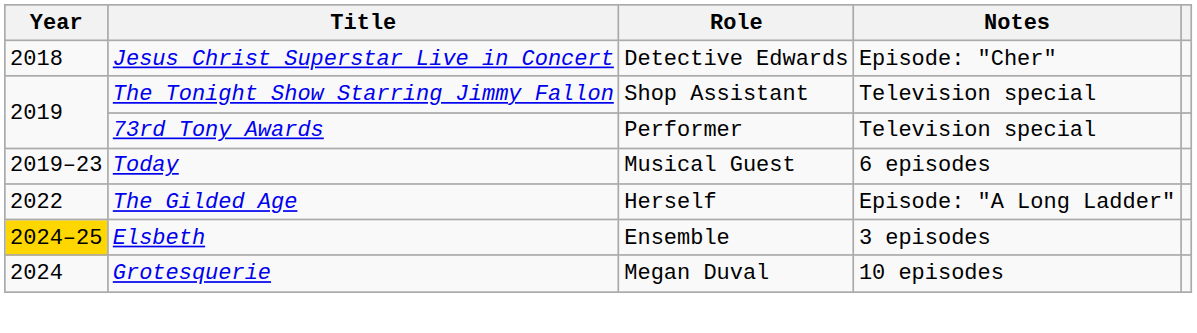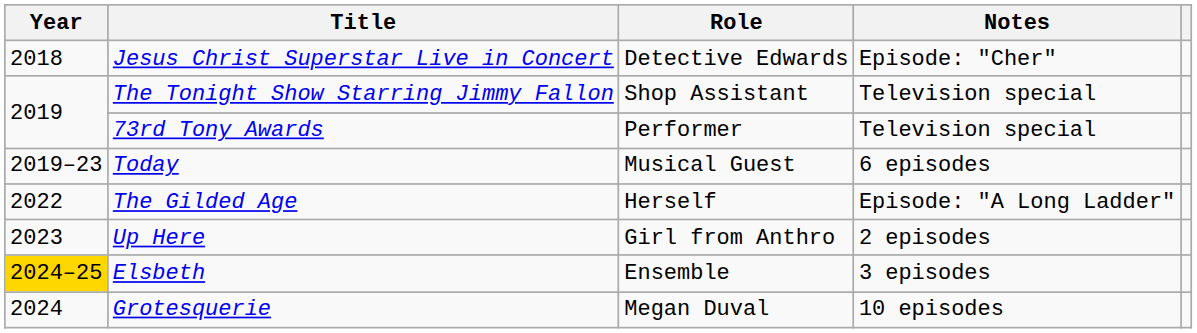+ row: (159, 238)
